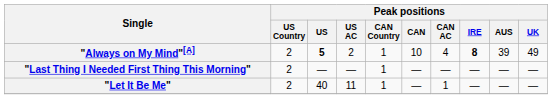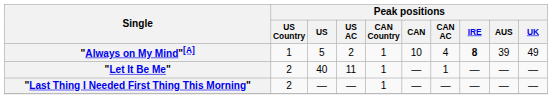(289, 52) 2 -> (289, 52) 1
(322, 52) bold -> (322, 52) normal
rows swapped: (138, 86) <-> (138, 70)
